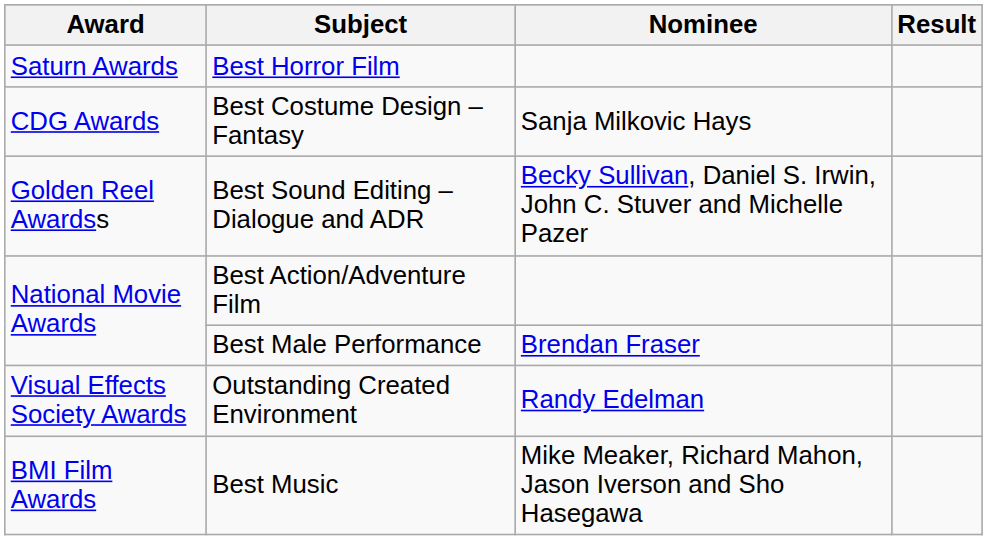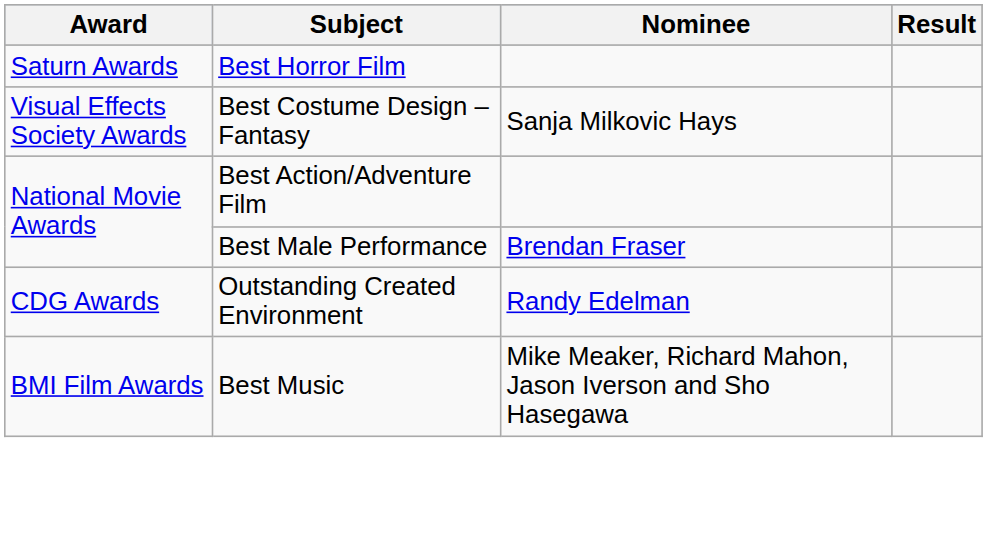(85, 121) CDG Awards -> (99, 121) Visual Effects Society Awards
- row: (333, 205)
(99, 400) Visual Effects Society Awards -> (85, 301) CDG Awards
